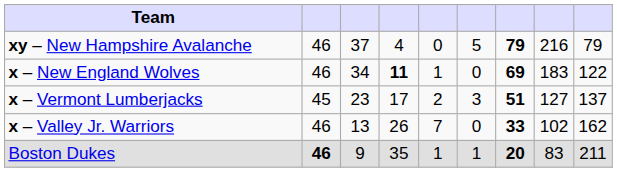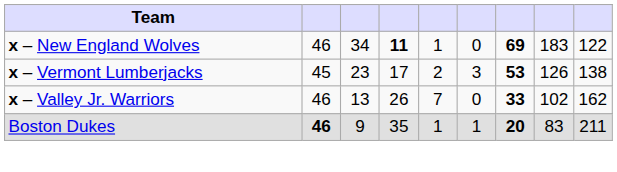- row: (130, 45)
(515, 99) 51 -> (515, 72) 53
(554, 99) 127 -> (554, 72) 126
(593, 99) 137 -> (593, 72) 138
